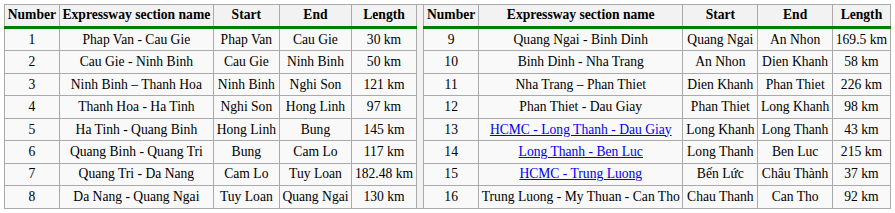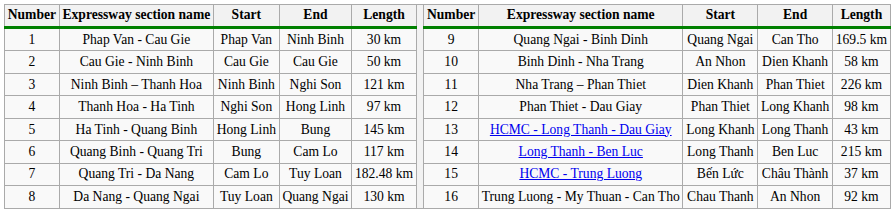(315, 39) Cau Gie -> (315, 39) Ninh Binh
(795, 39) An Nhon -> (795, 39) Can Tho
(315, 62) Ninh Binh -> (315, 62) Cau Gie
(795, 196) Can Tho -> (795, 196) An Nhon
